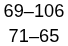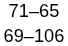rows swapped: (34, 11) <-> (34, 36)
